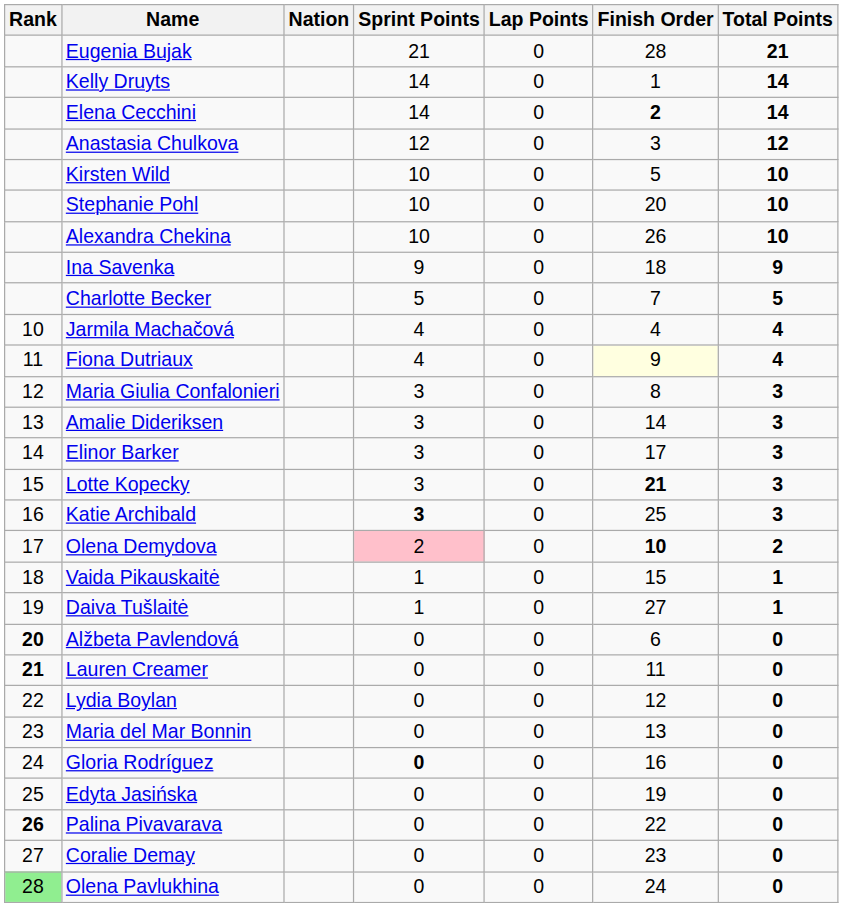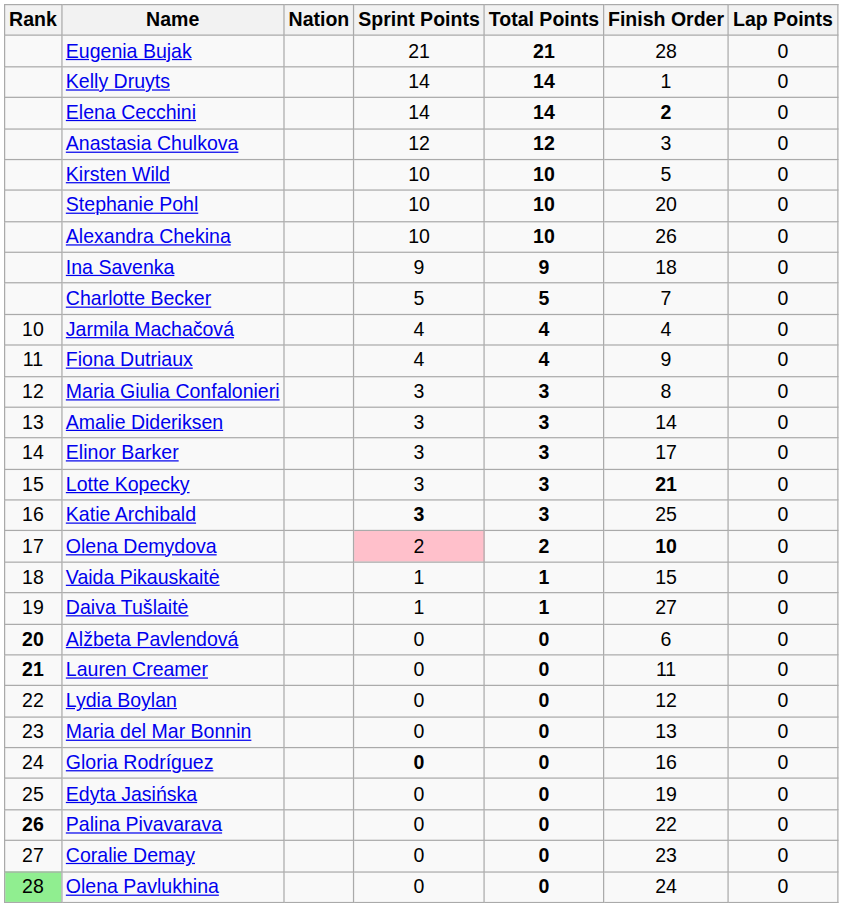columns swapped: (539, 19) <-> (778, 19)
(656, 360) lightyellow background -> (666, 360) no background
